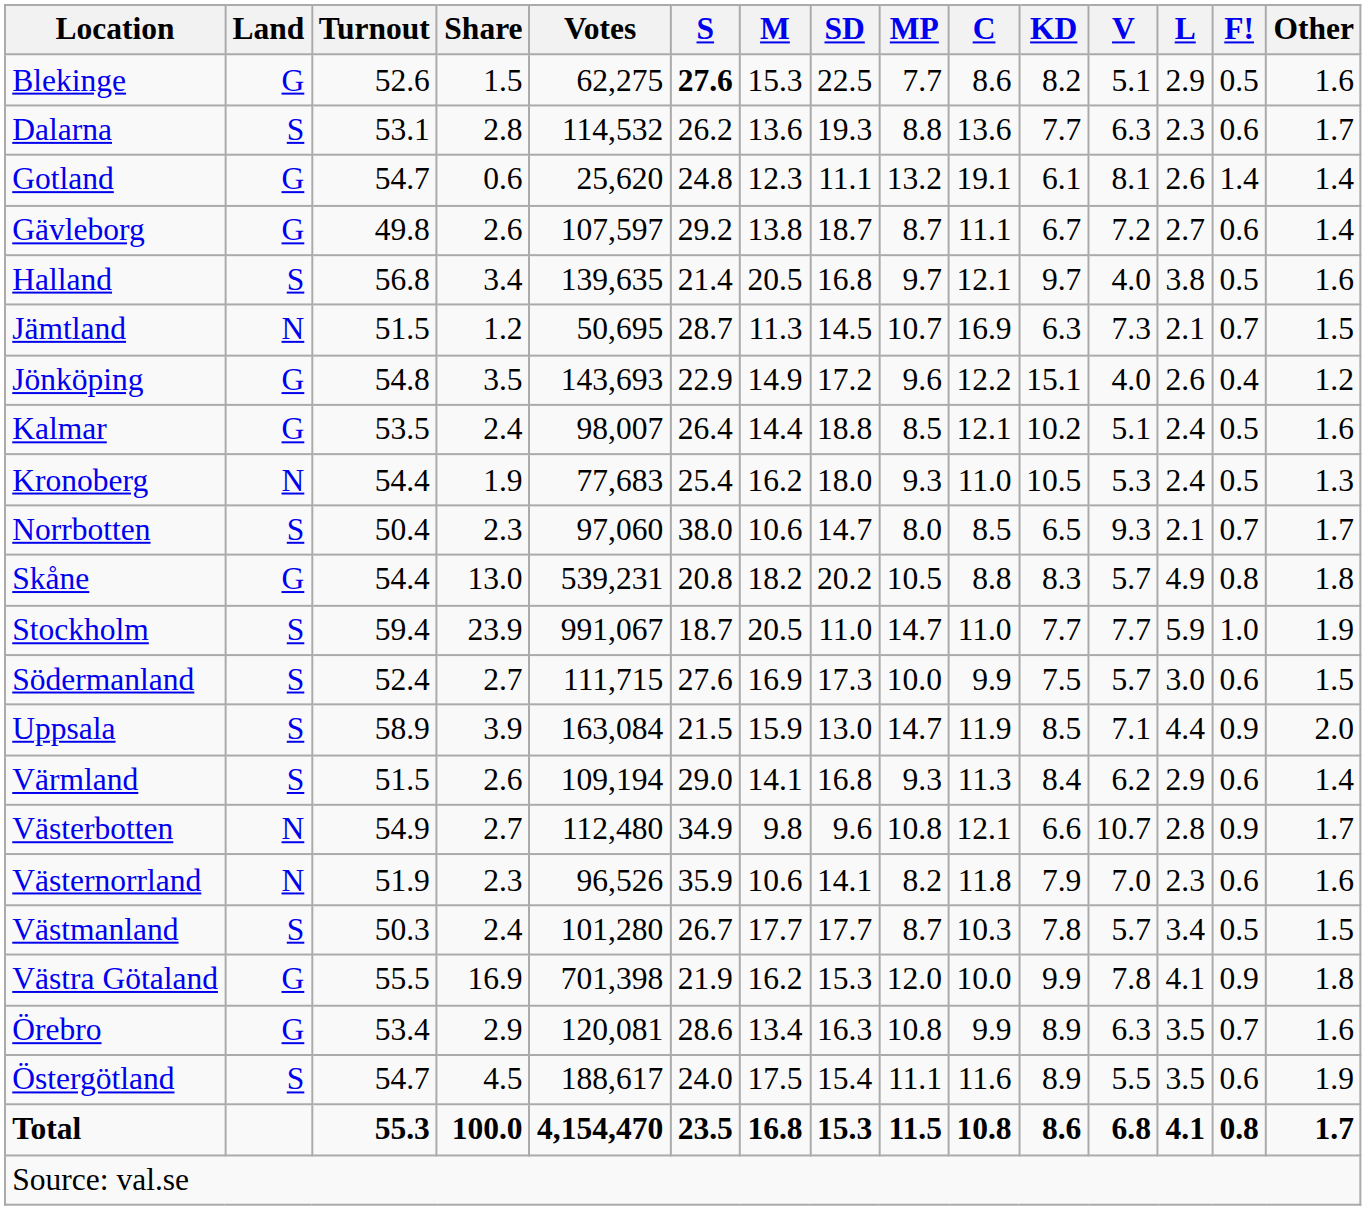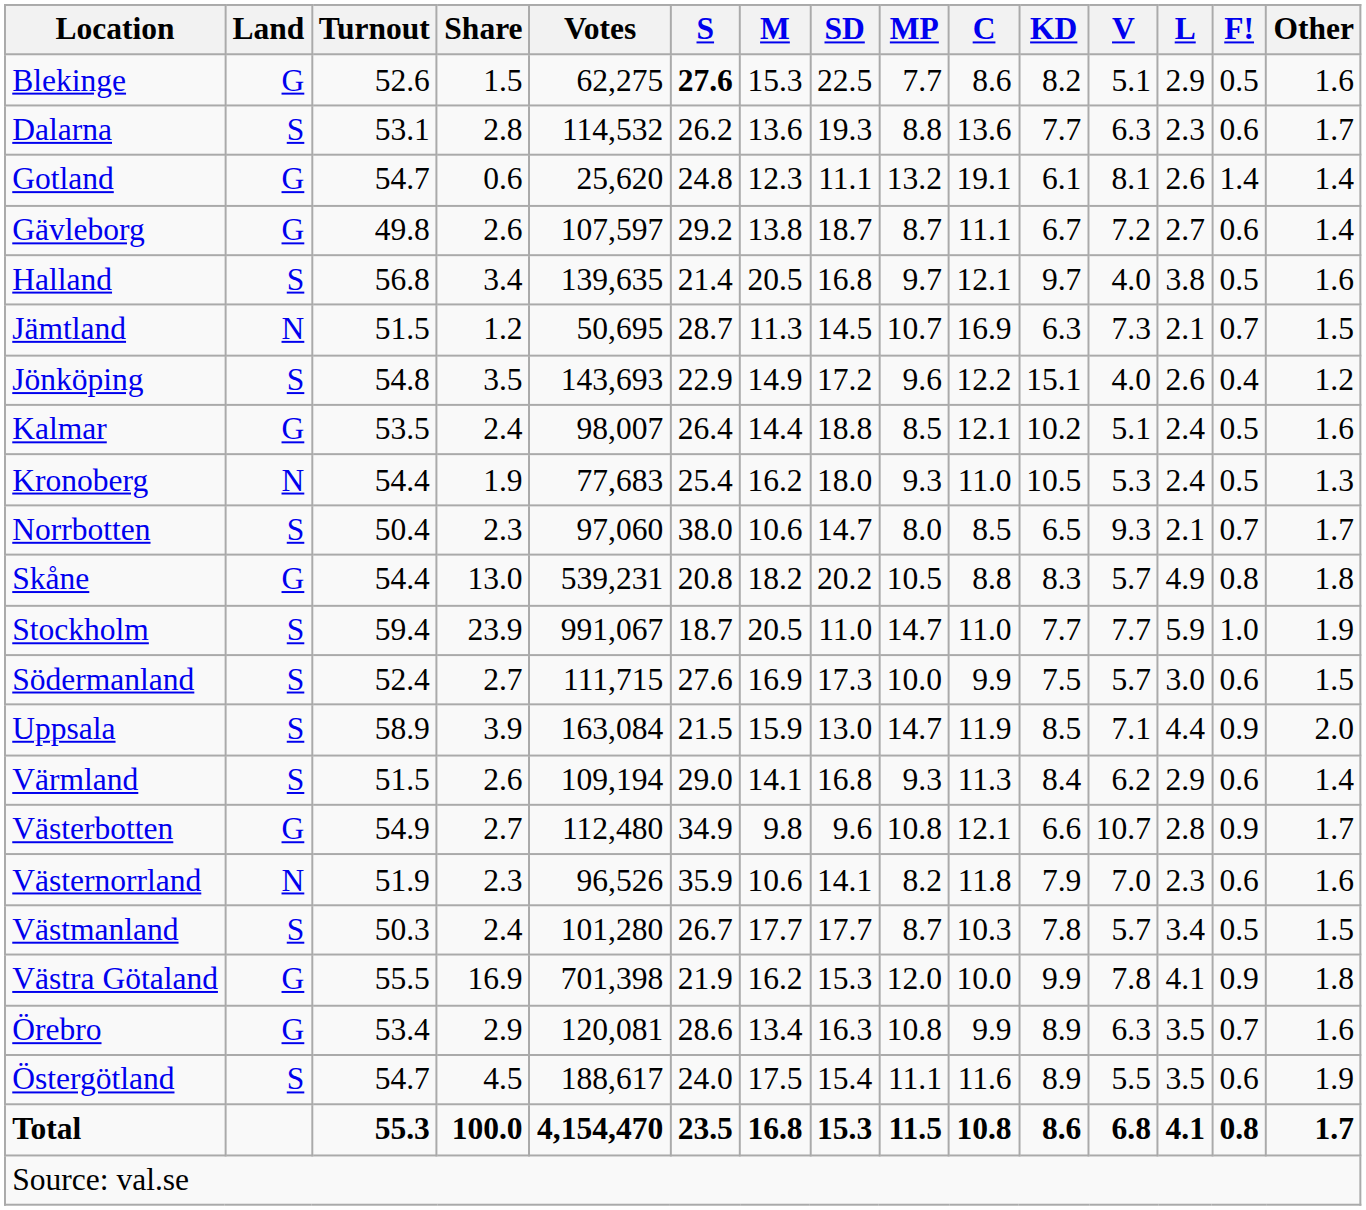(293, 379) G -> (296, 379) S
(293, 829) N -> (293, 829) G
